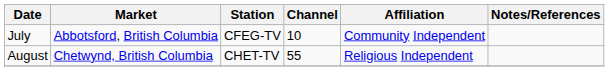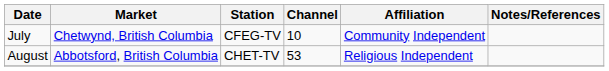(136, 35) Abbotsford, British Columbia -> (133, 35) Chetwynd, British Columbia
(133, 55) Chetwynd, British Columbia -> (136, 55) Abbotsford, British Columbia
(294, 55) 55 -> (294, 55) 53
